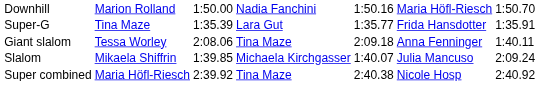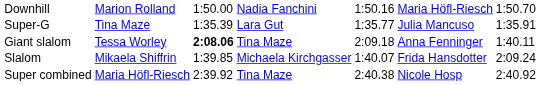(441, 25) Frida Hansdotter -> (436, 25) Julia Mancuso
(213, 42) normal -> (213, 42) bold
(435, 58) Julia Mancuso -> (442, 58) Frida Hansdotter
